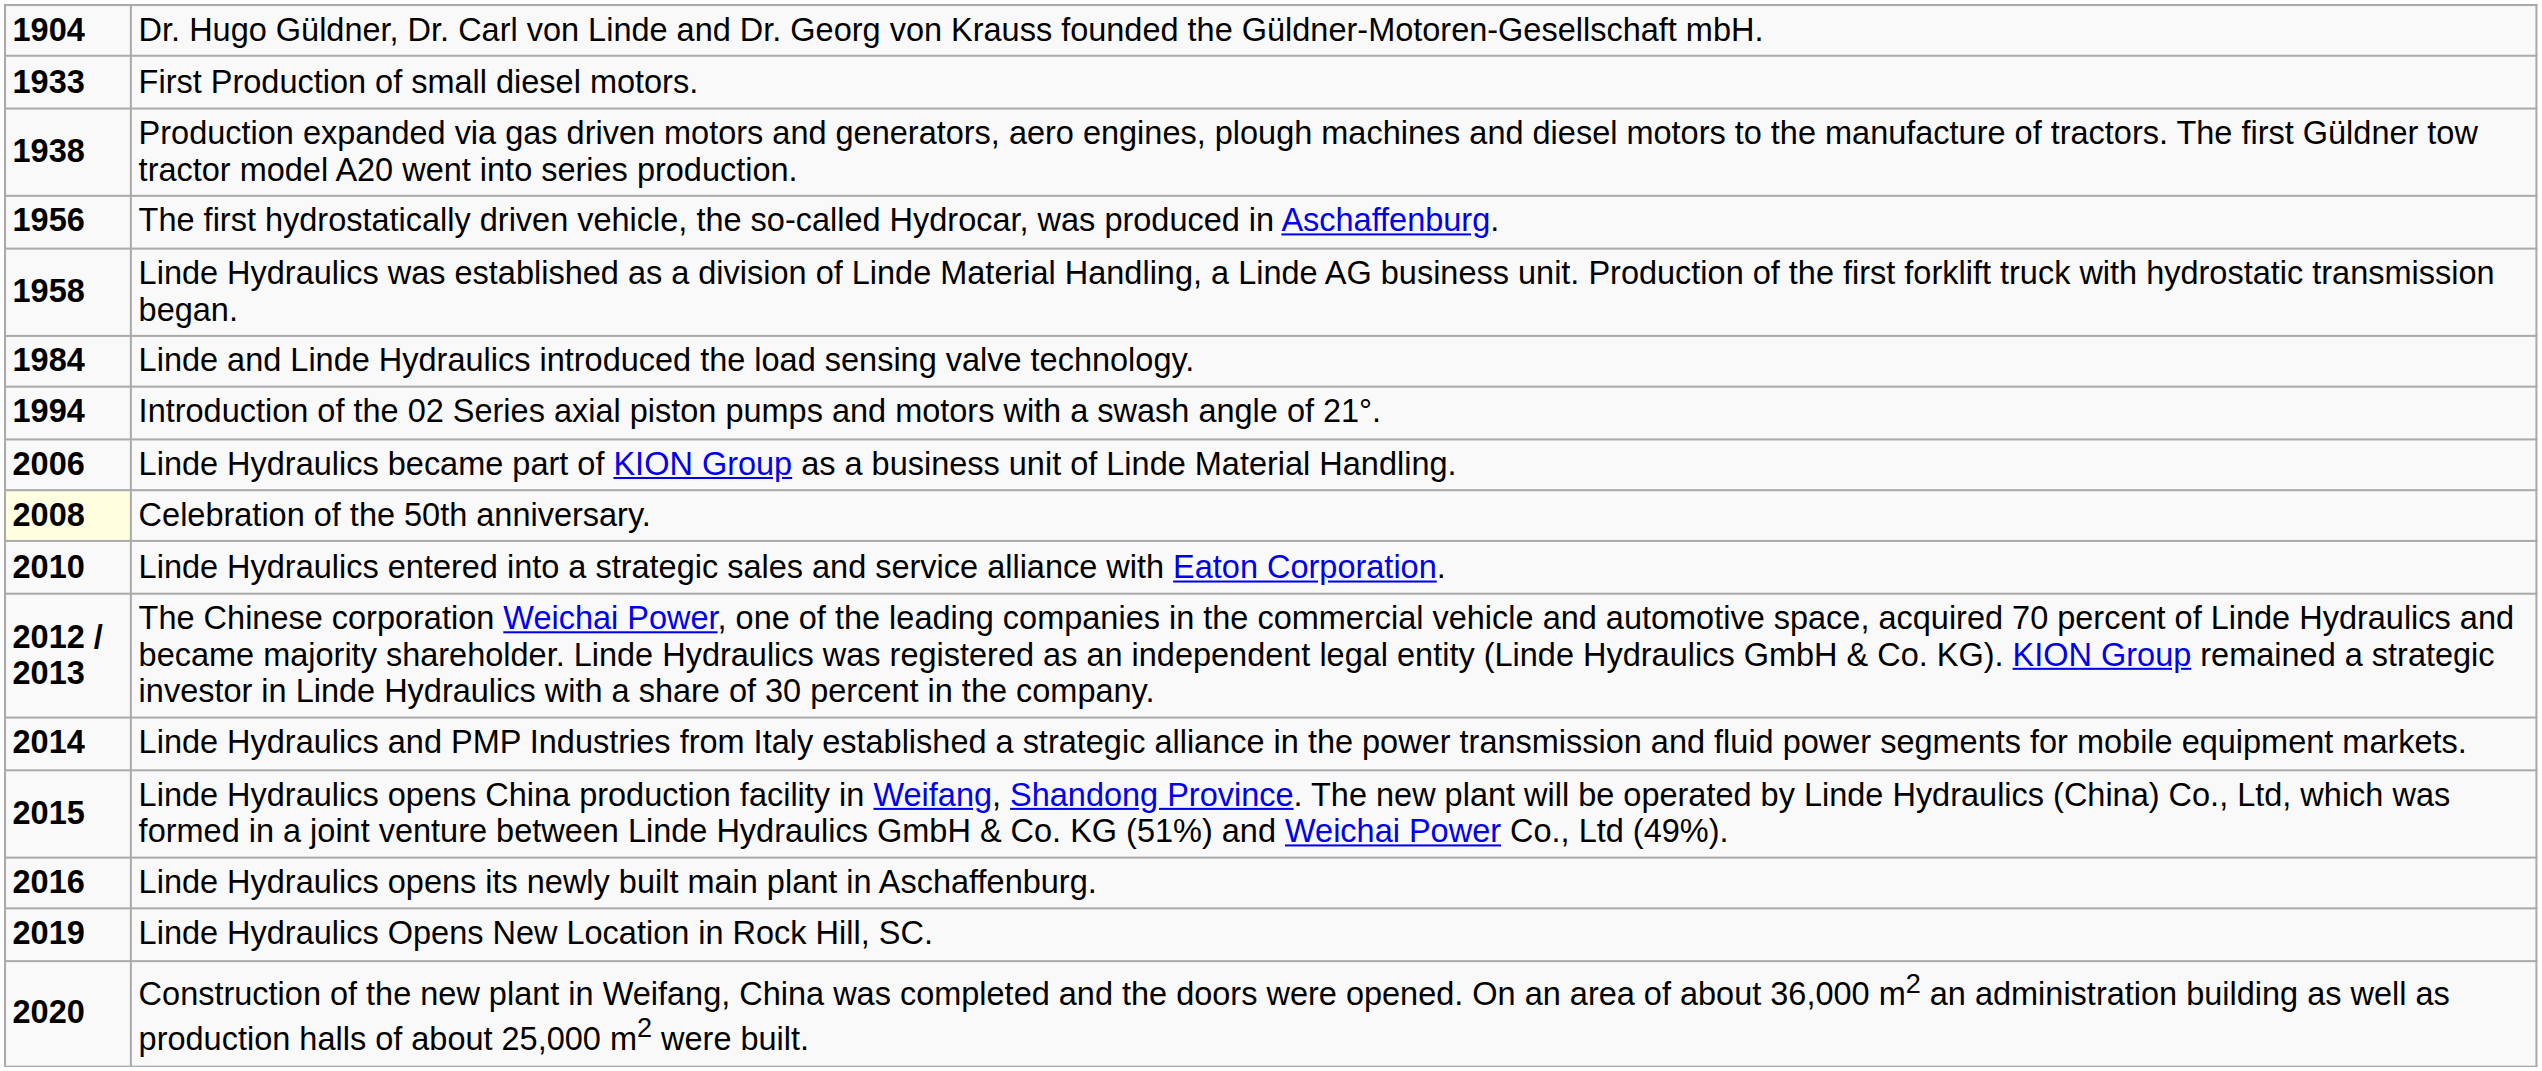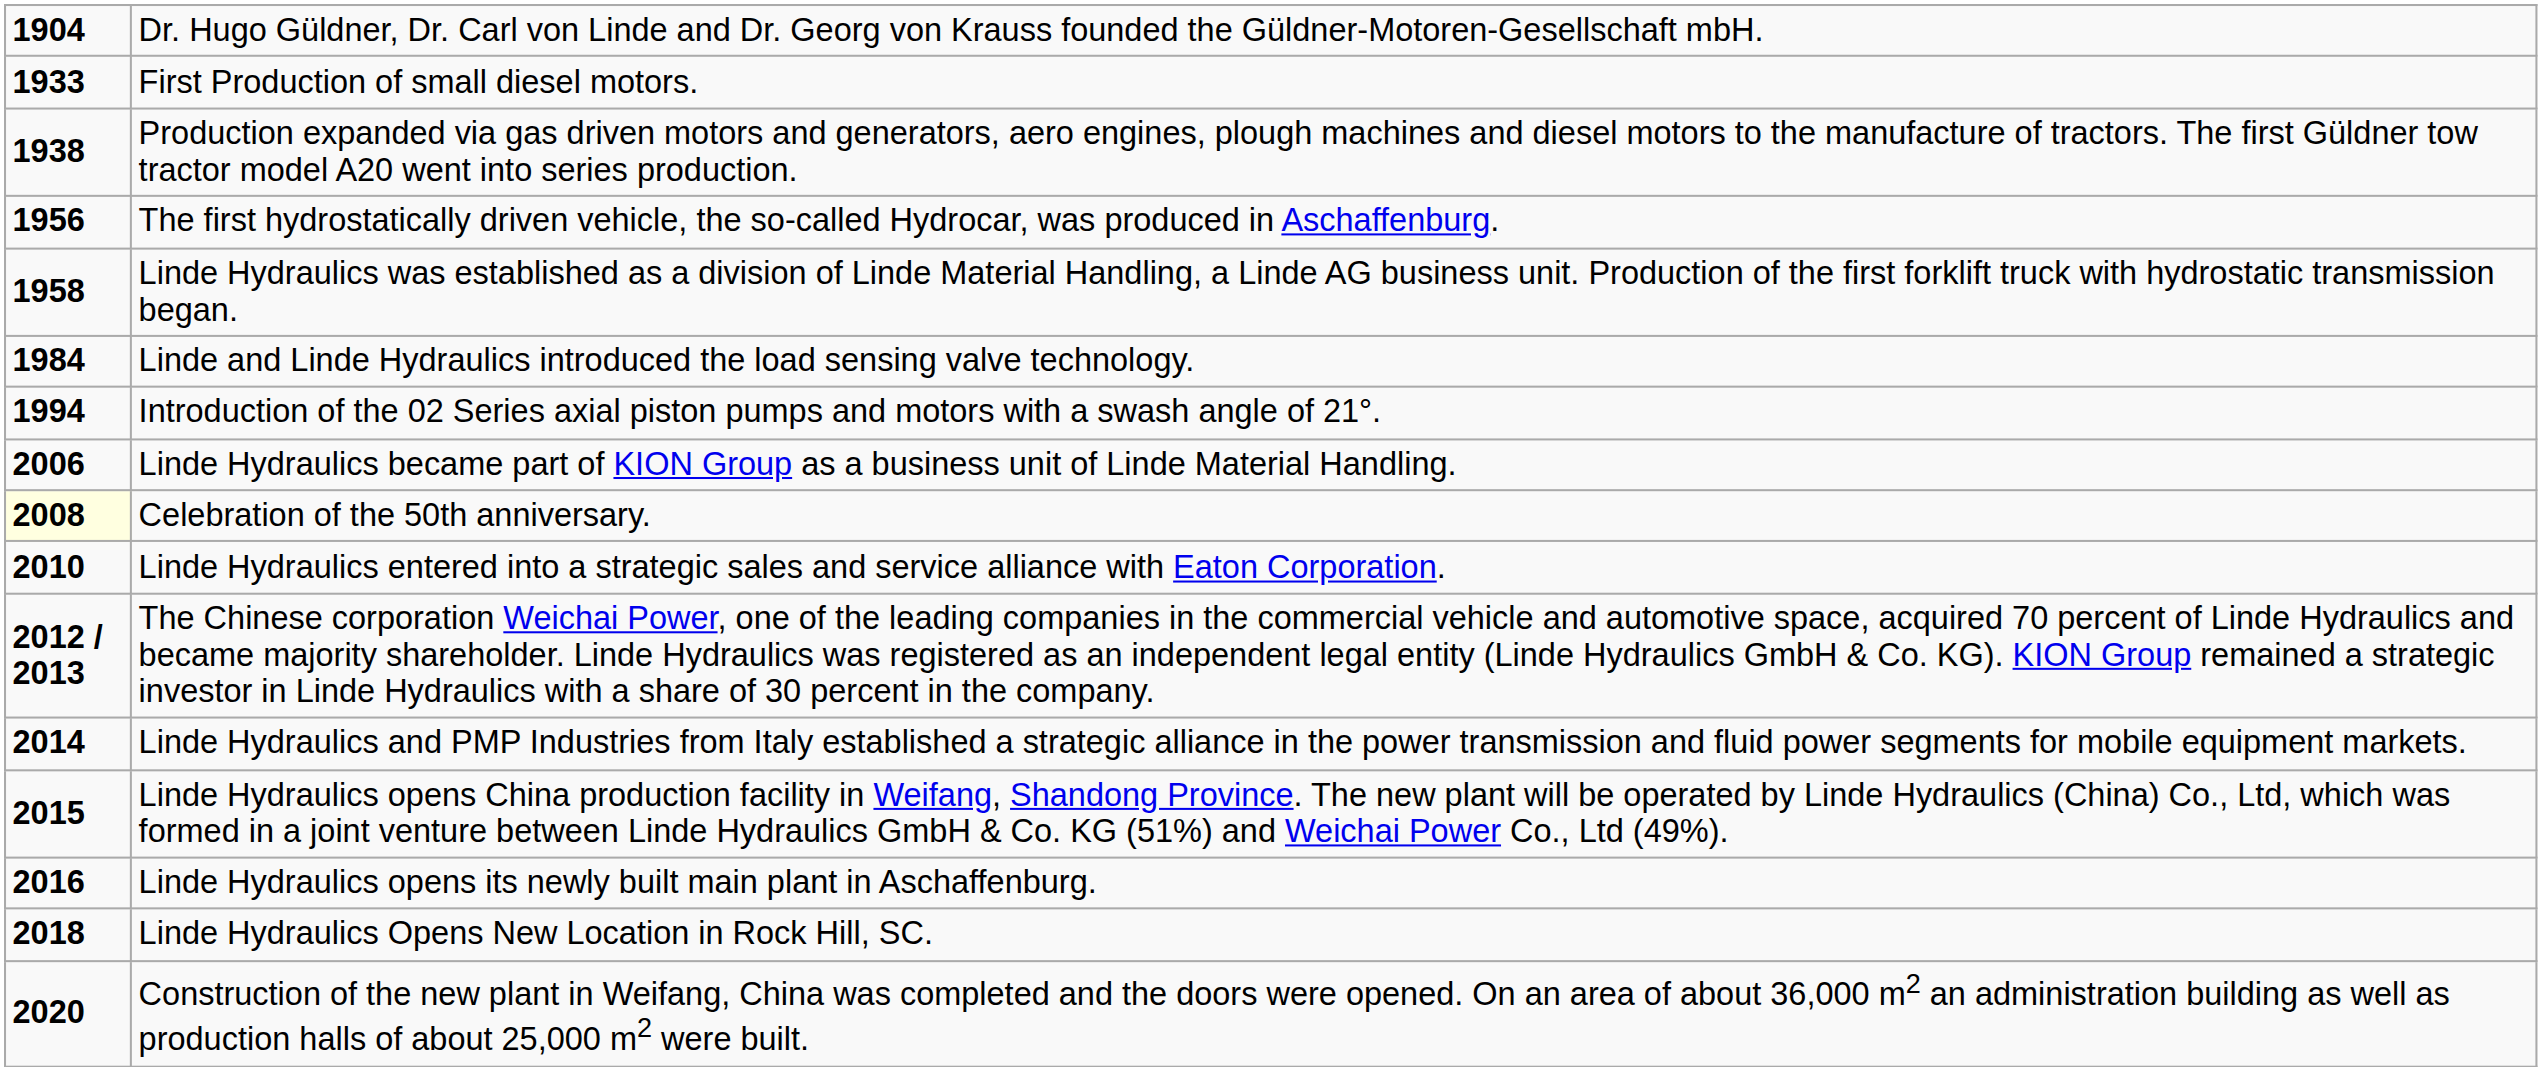(49, 934) 2019 -> (49, 934) 2018
